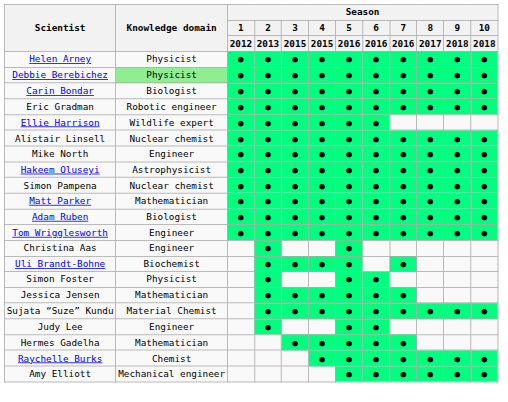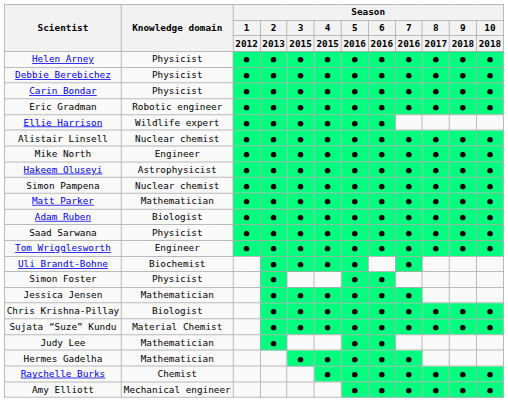(172, 75) lightgreen background -> (177, 75) no background
(172, 91) Biologist -> (177, 91) Physicist
+ row: (63, 232)
- row: (60, 248)
+ row: (63, 311)
(172, 326) Engineer -> (177, 342) Mathematician
